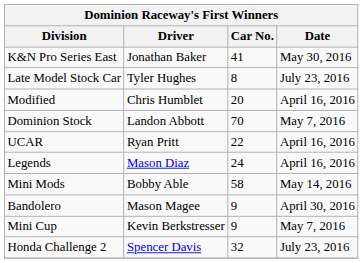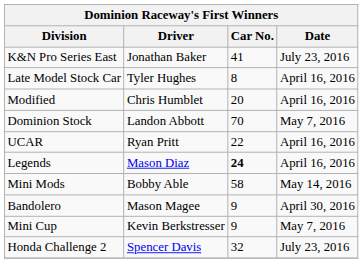(316, 57) May 30, 2016 -> (315, 57) July 23, 2016
(315, 78) July 23, 2016 -> (317, 78) April 16, 2016
(237, 163) normal -> (237, 163) bold
